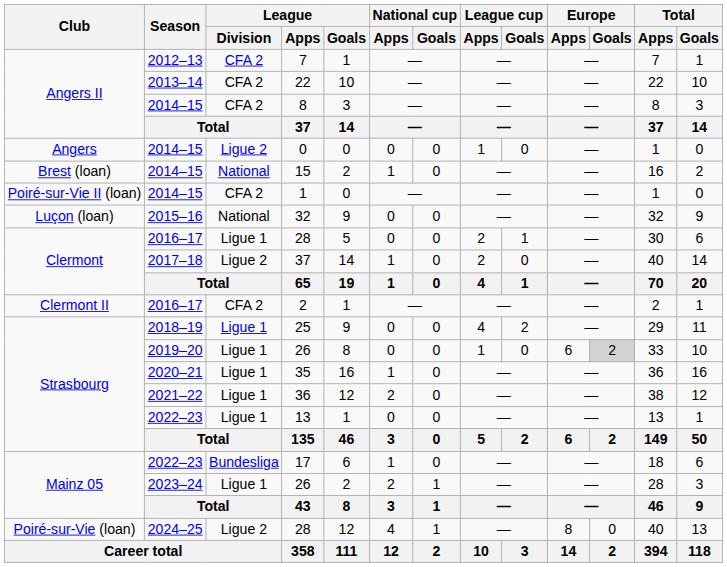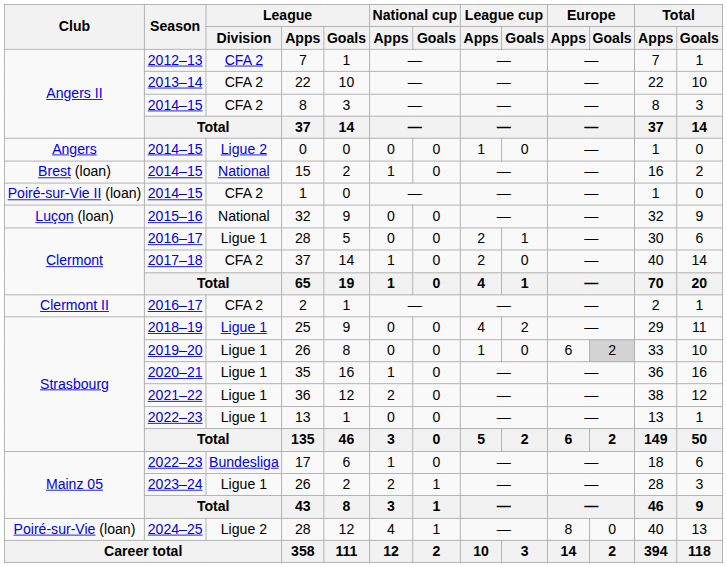(244, 261) Ligue 2 -> (244, 261) CFA 2
